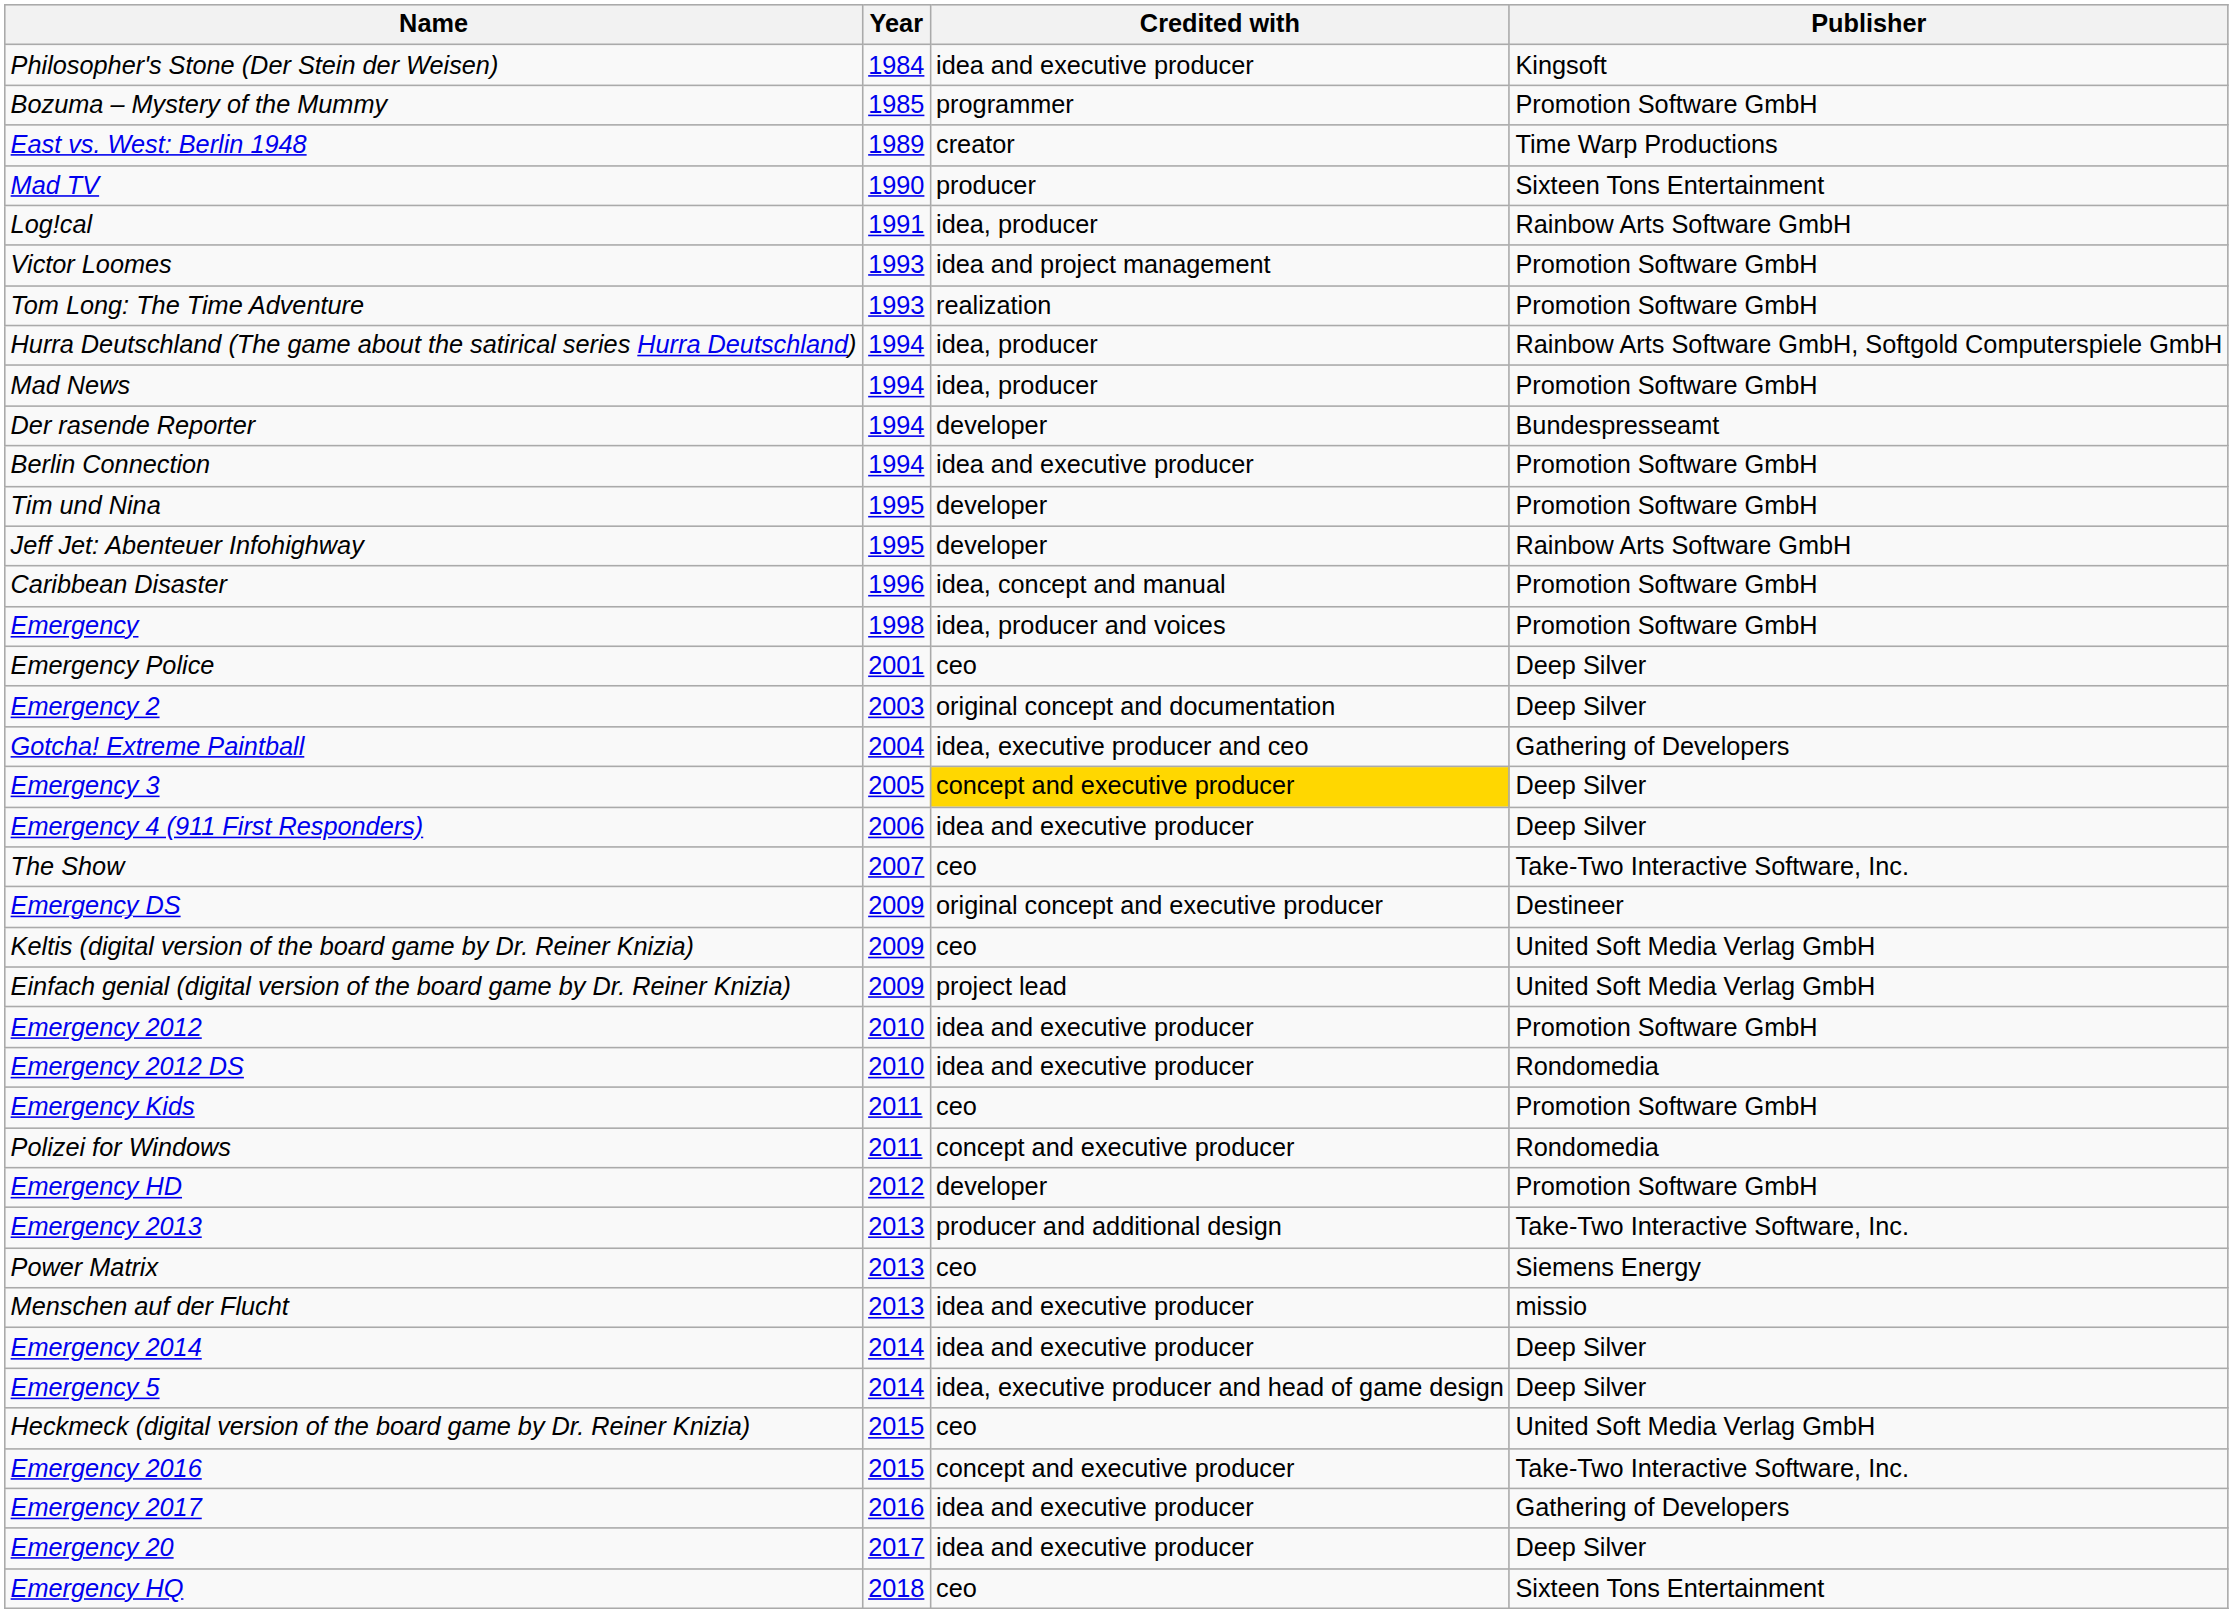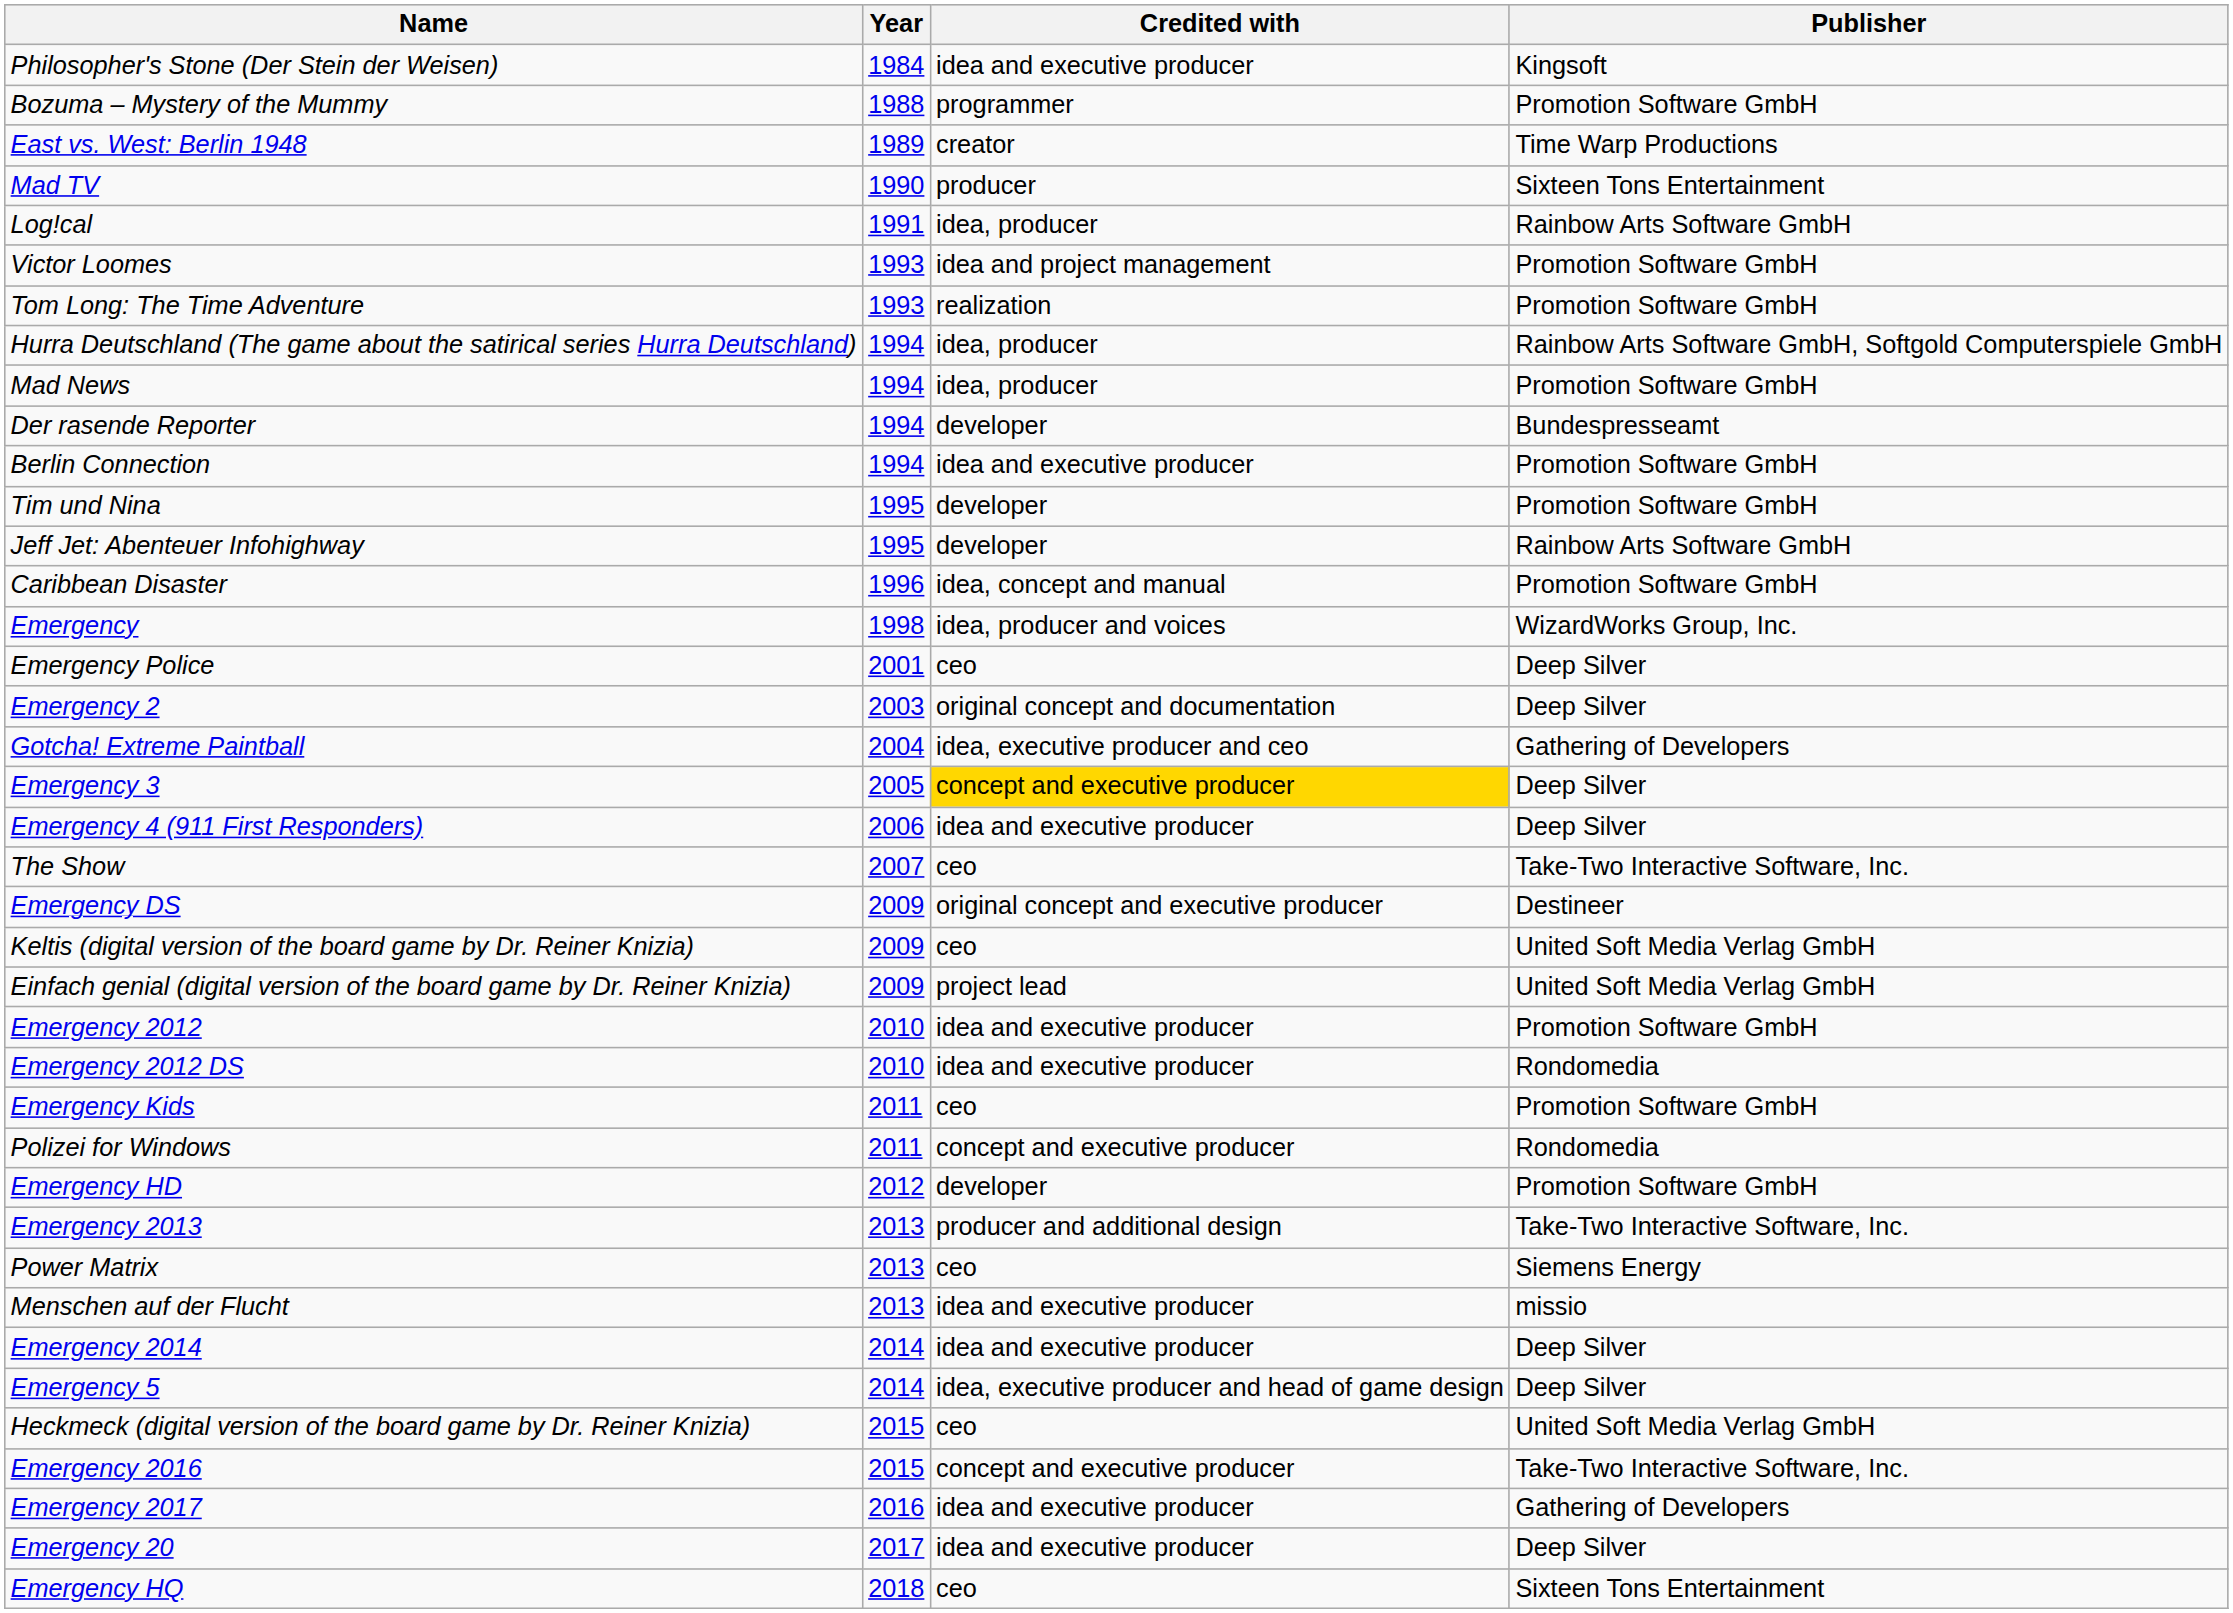(896, 104) 1985 -> (896, 104) 1988
(1667, 625) Promotion Software GmbH -> (1656, 625) WizardWorks Group, Inc.
